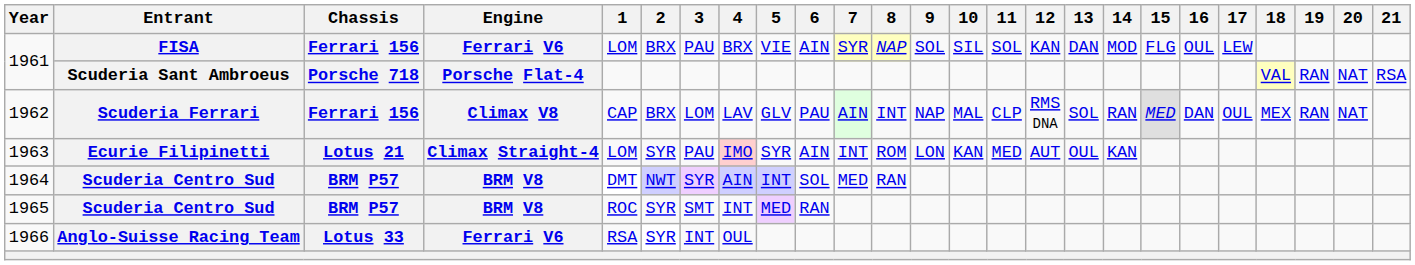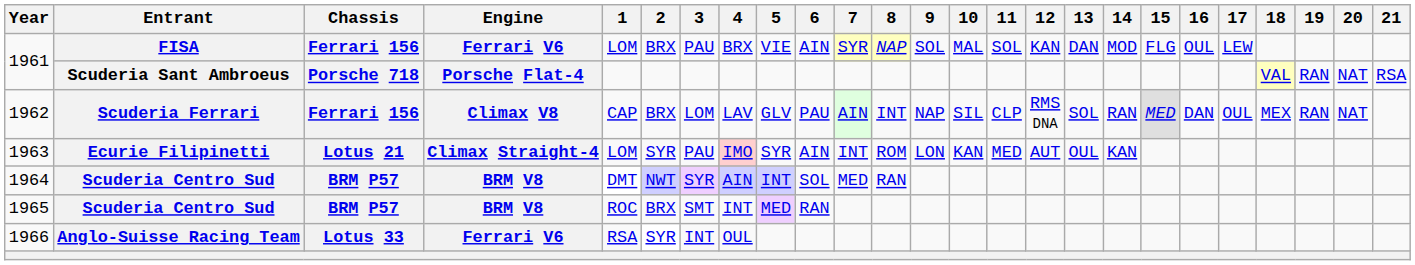(968, 47) SIL -> (968, 47) MAL
(968, 114) MAL -> (968, 114) SIL
(661, 209) SYR -> (661, 209) BRX
